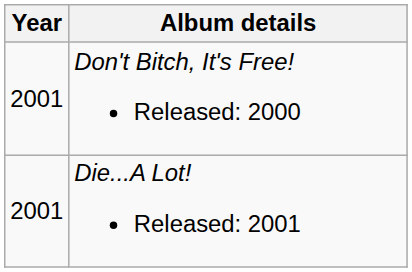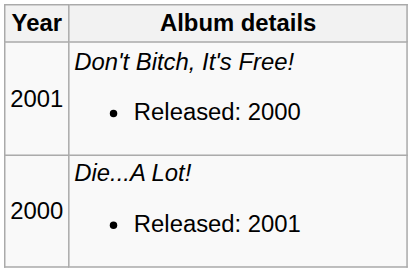(37, 210) 2001 -> (37, 210) 2000
